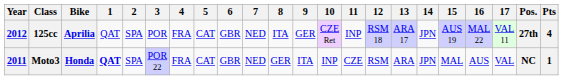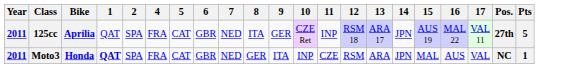- column: (157, 12)
(17, 34) 2012 -> (17, 34) 2011
(549, 34) 4 -> (525, 34) 5
